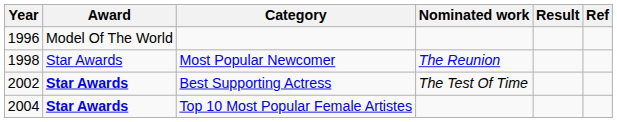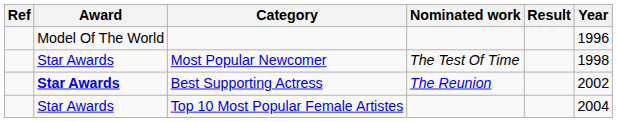columns swapped: (24, 15) <-> (598, 15)
(459, 60) The Reunion -> (465, 60) The Test Of Time
(473, 83) The Test Of Time -> (451, 83) The Reunion
(87, 106) bold -> (75, 106) normal
